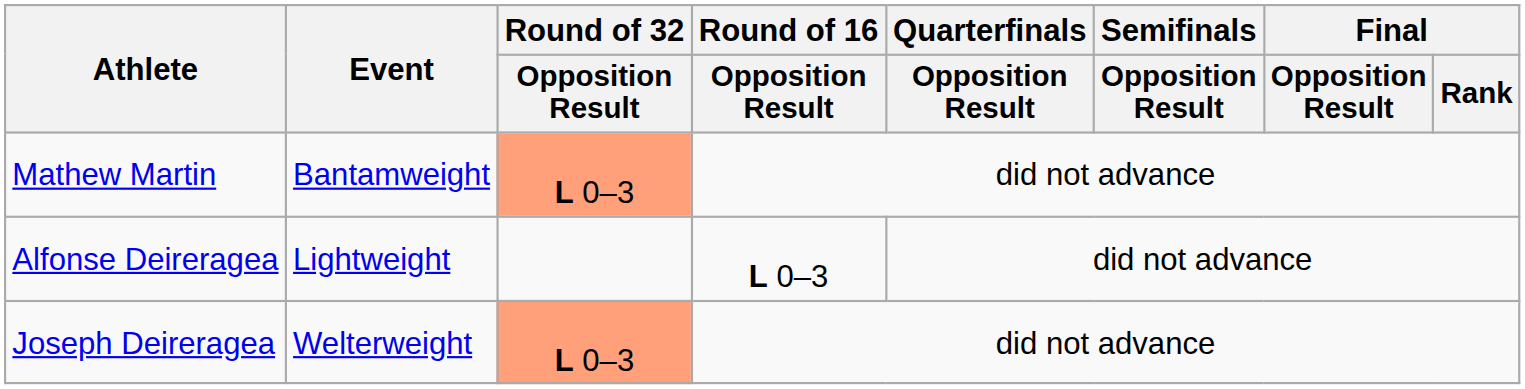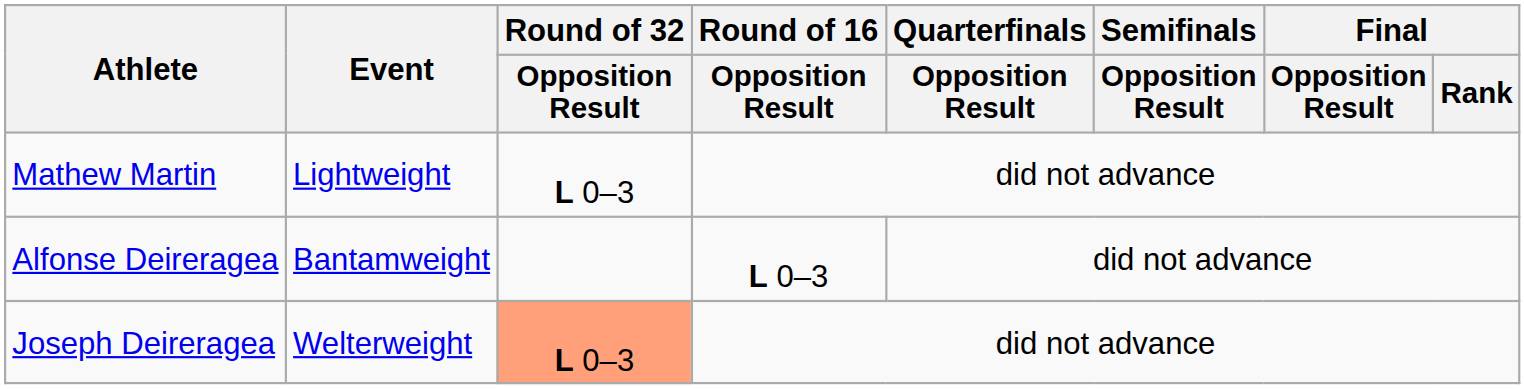(392, 175) Bantamweight -> (372, 175) Lightweight
(594, 193) lightsalmon background -> (594, 193) no background
(372, 259) Lightweight -> (392, 259) Bantamweight
